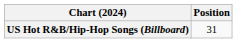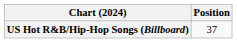(212, 29) 31 -> (212, 29) 37
